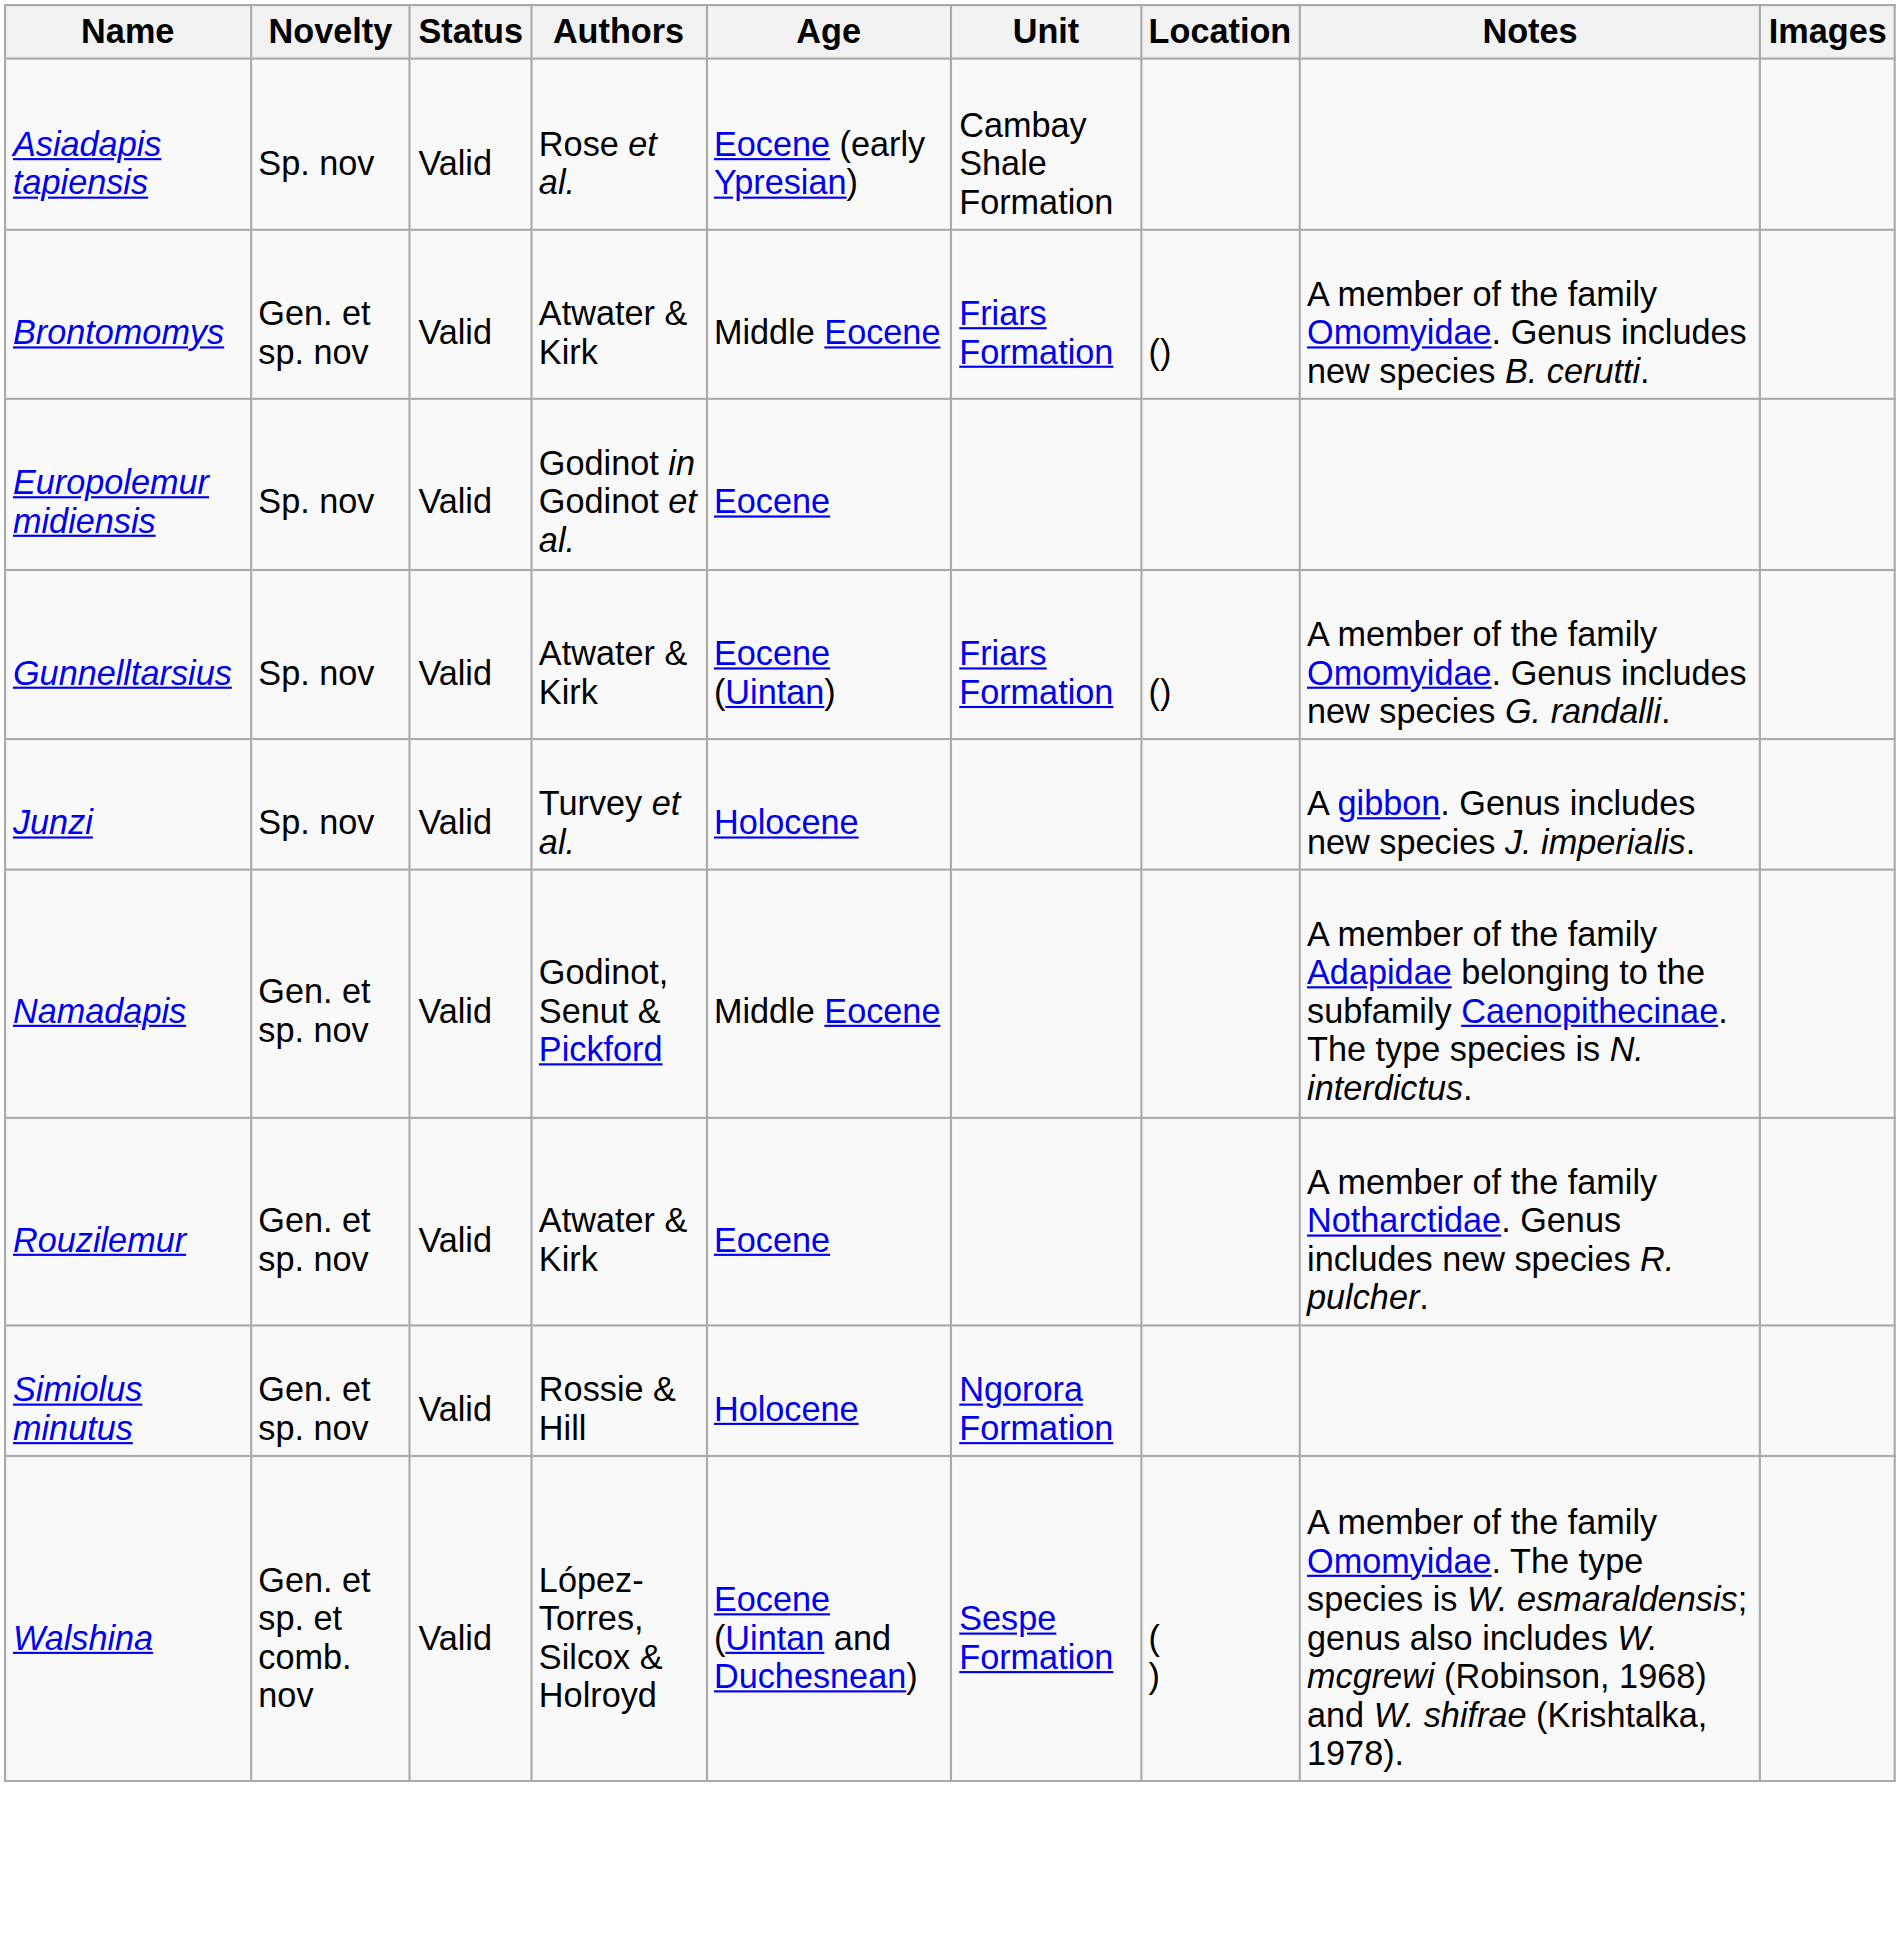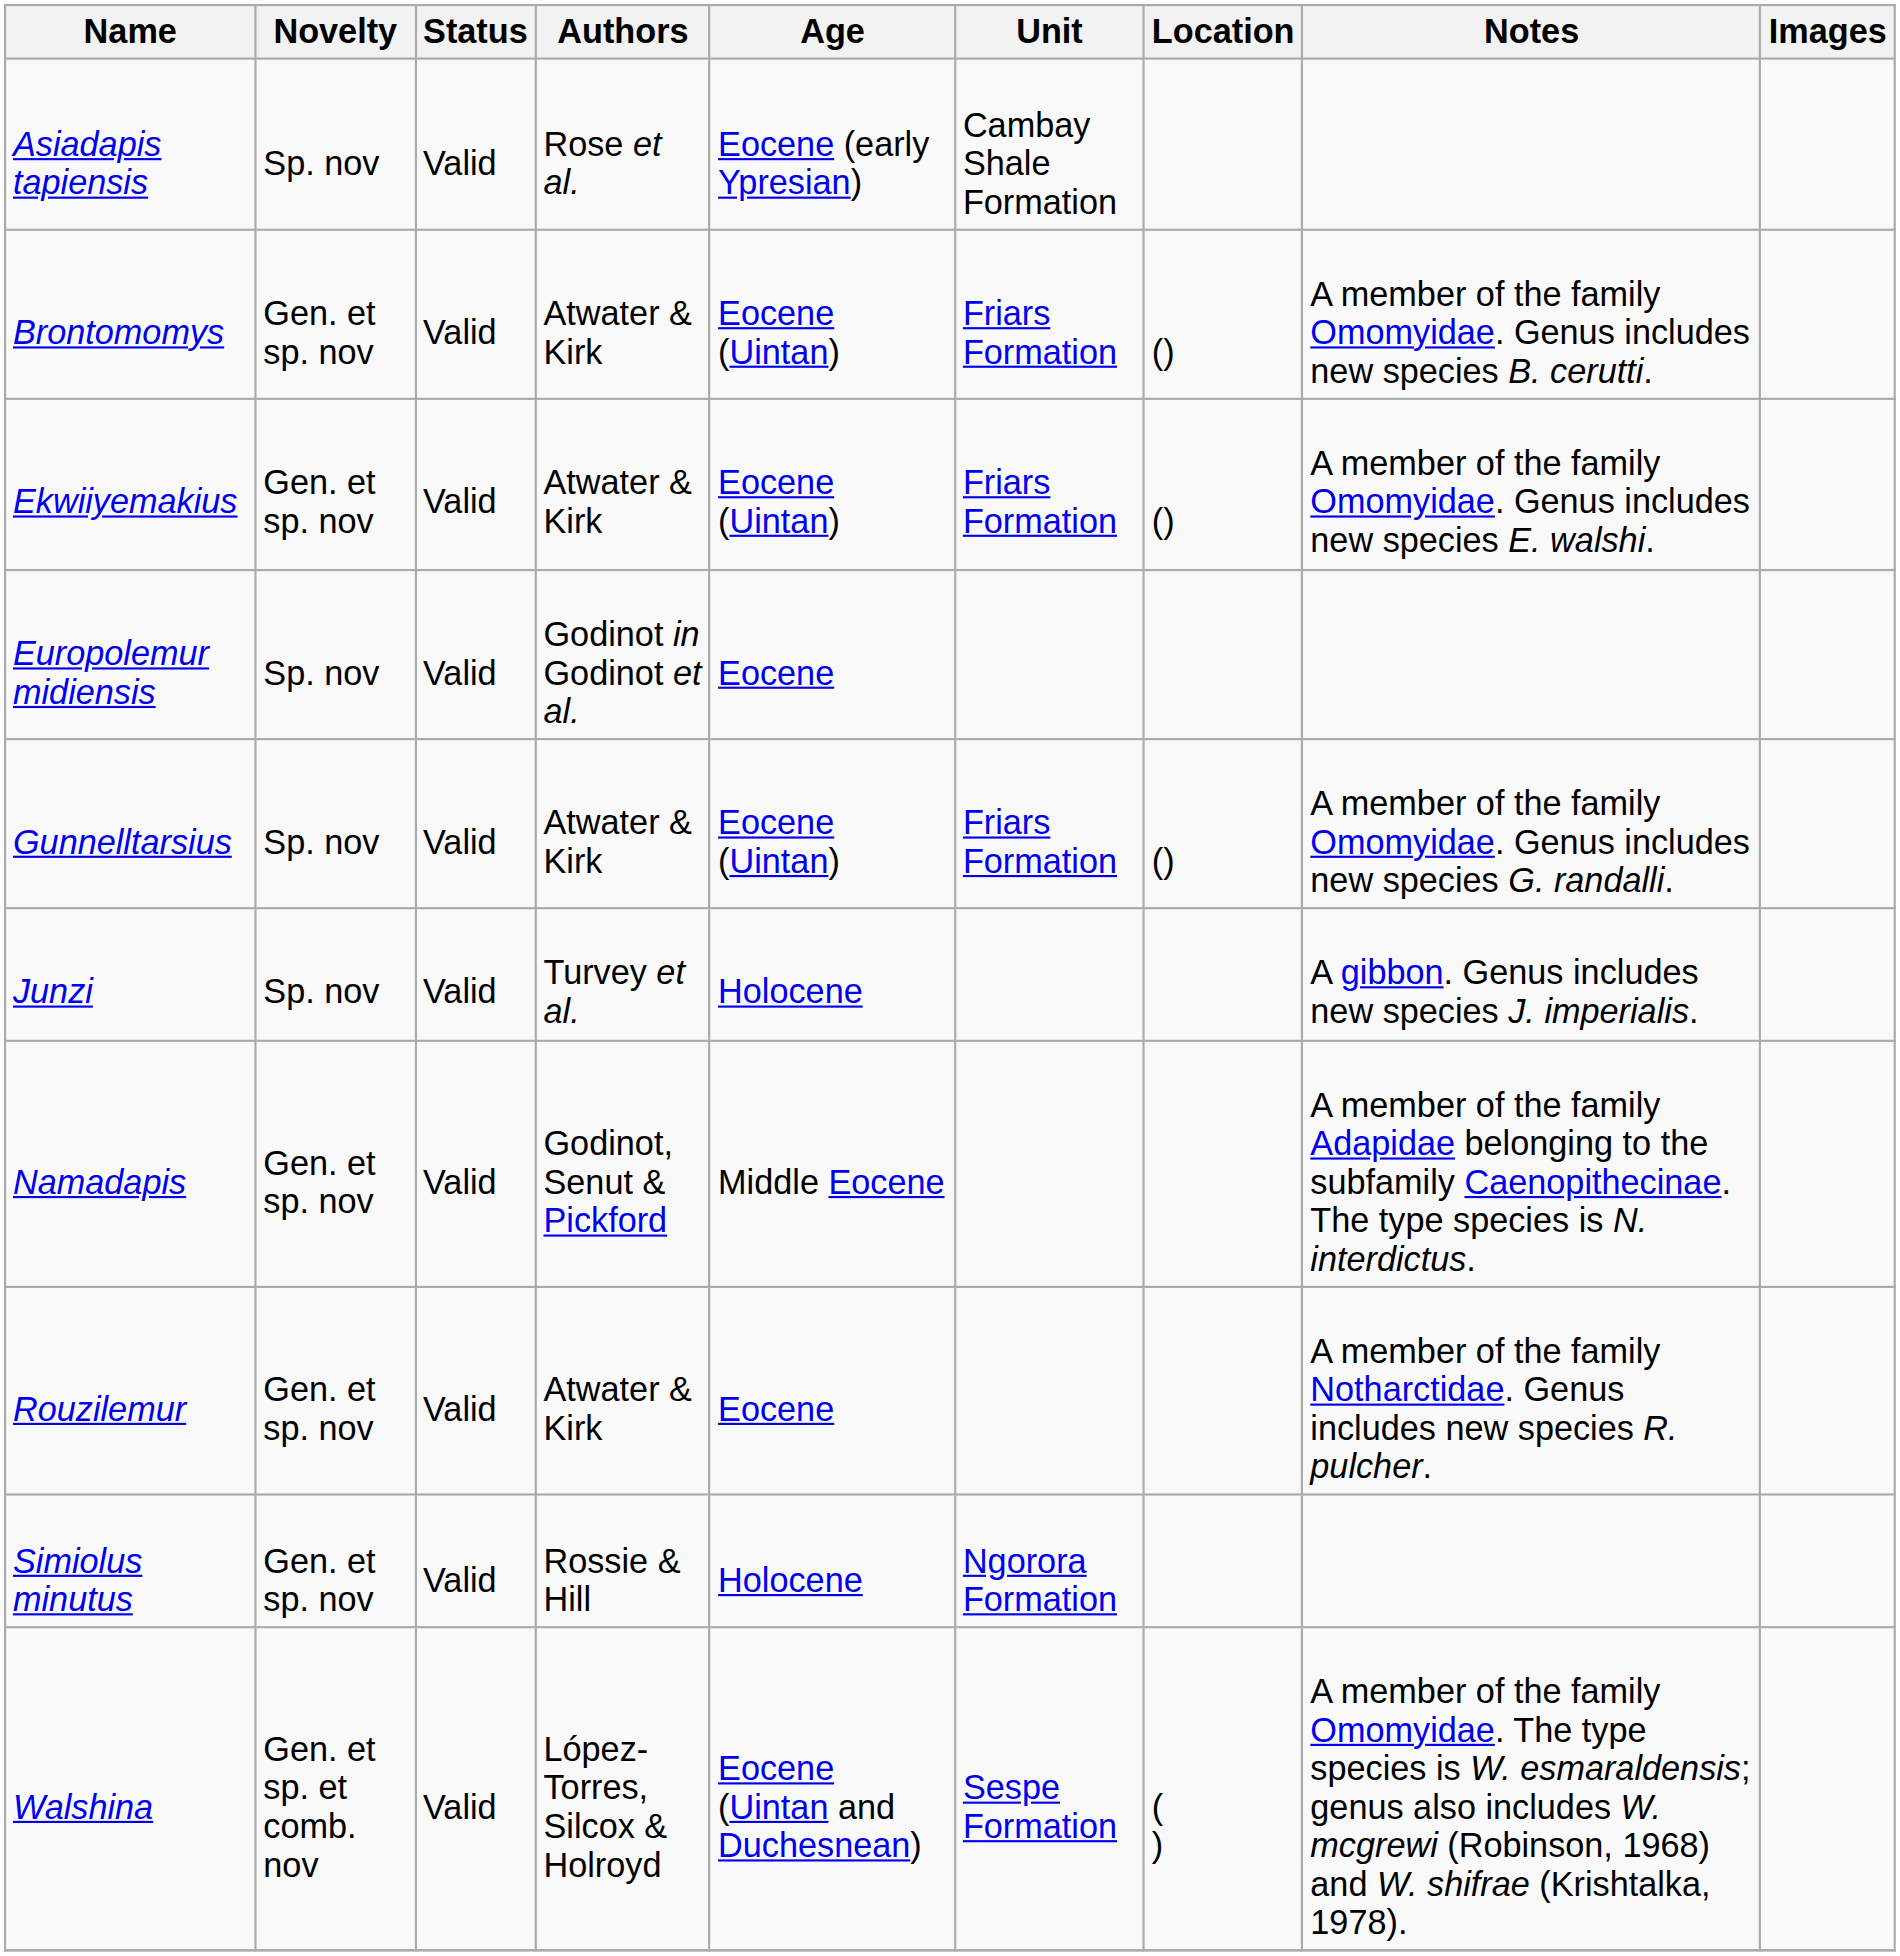(827, 332) Middle Eocene -> (779, 332) Eocene (Uintan)
+ row: (125, 502)
